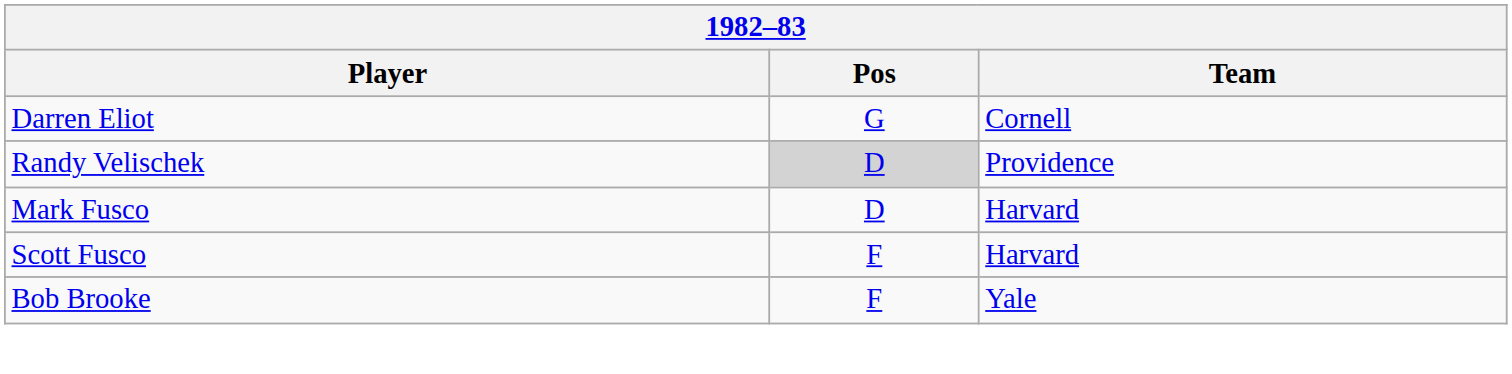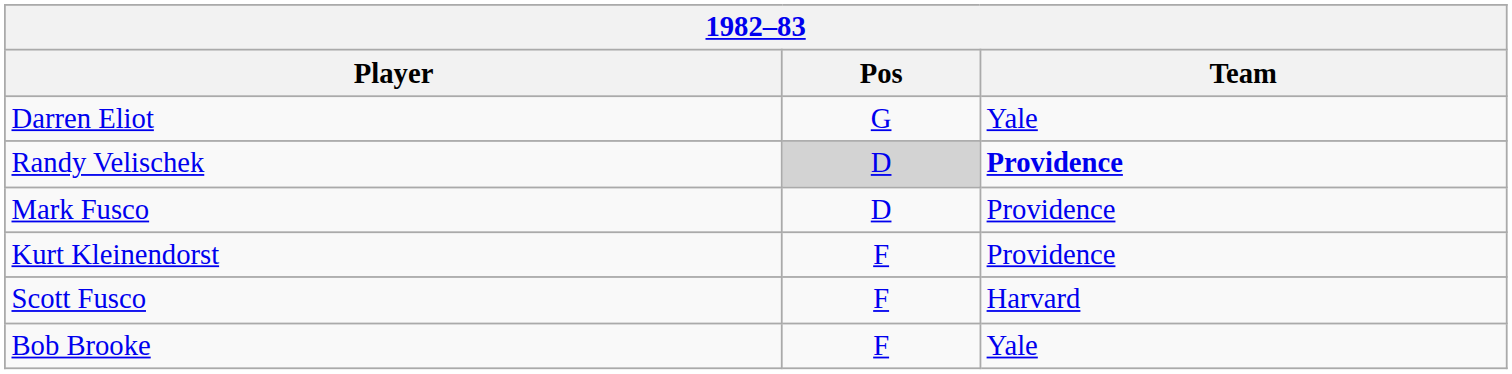(1028, 118) Cornell -> (1012, 118) Yale
(1050, 163) normal -> (1055, 163) bold
(1032, 208) Harvard -> (1051, 208) Providence
+ row: (115, 254)
